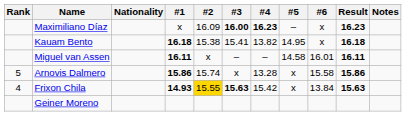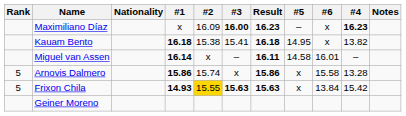columns swapped: (265, 12) <-> (353, 12)
(180, 57) 16.11 -> (180, 57) 16.14
(18, 88) 4 -> (18, 88) 5
